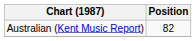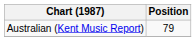(168, 28) 82 -> (168, 28) 79
